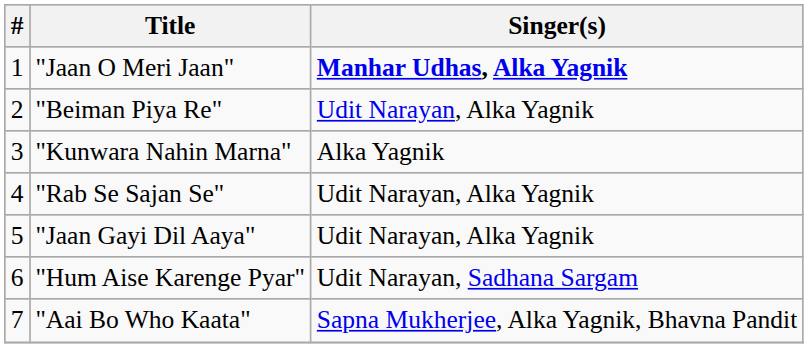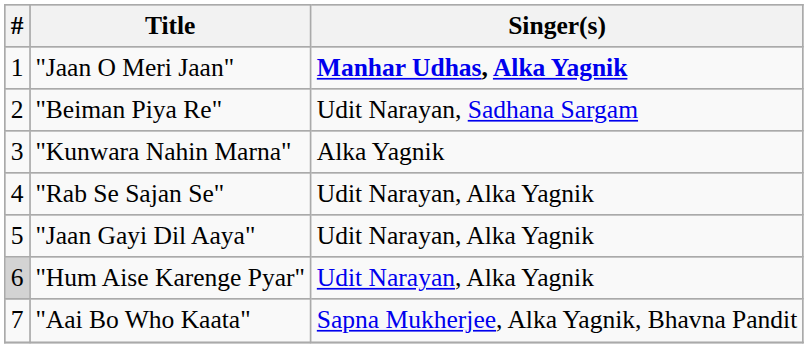(455, 109) Udit Narayan, Alka Yagnik -> (477, 109) Udit Narayan, Sadhana Sargam
(17, 278) no background -> (17, 278) lightgrey background
(477, 278) Udit Narayan, Sadhana Sargam -> (455, 278) Udit Narayan, Alka Yagnik
